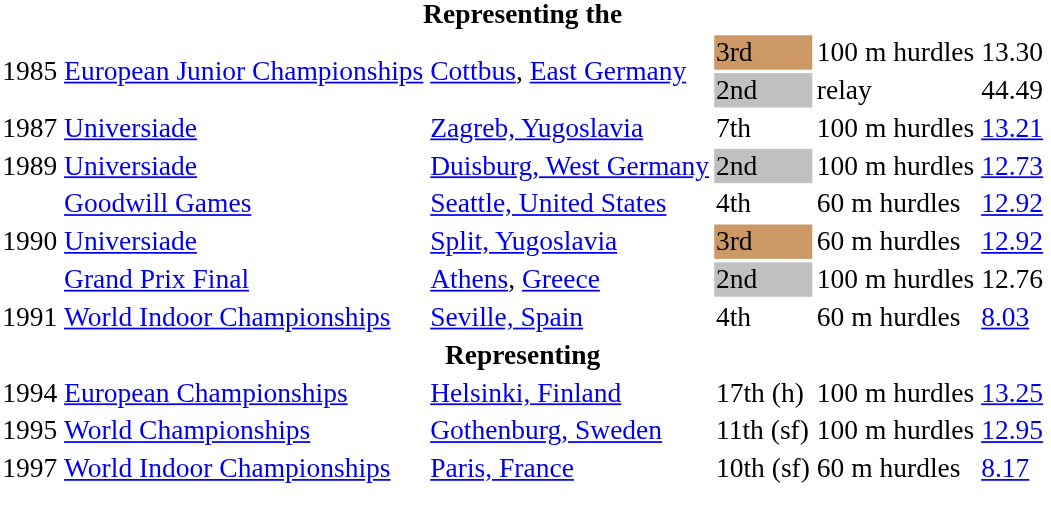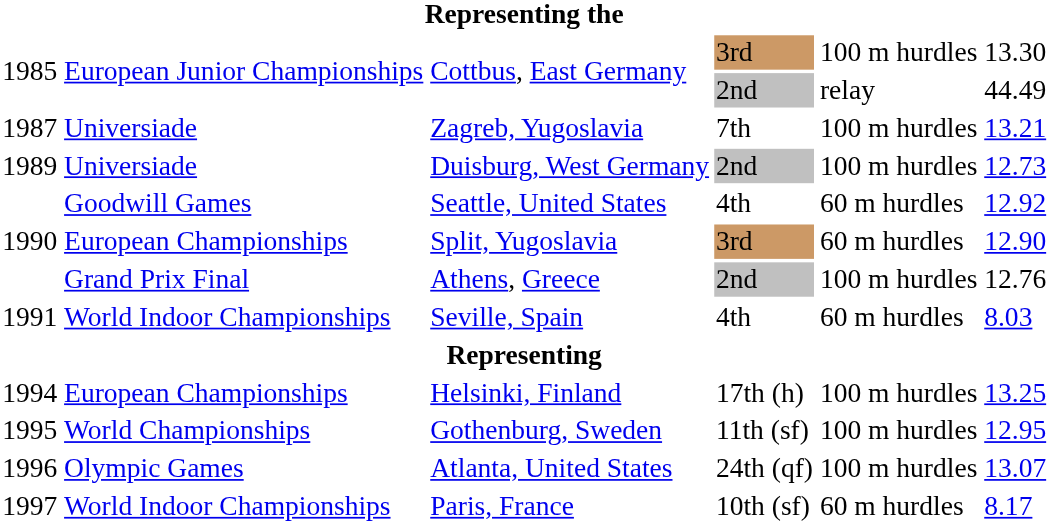(131, 241) Universiade -> (206, 241) European Championships
(1012, 241) 12.92 -> (1015, 241) 12.90
+ row: (551, 468)
